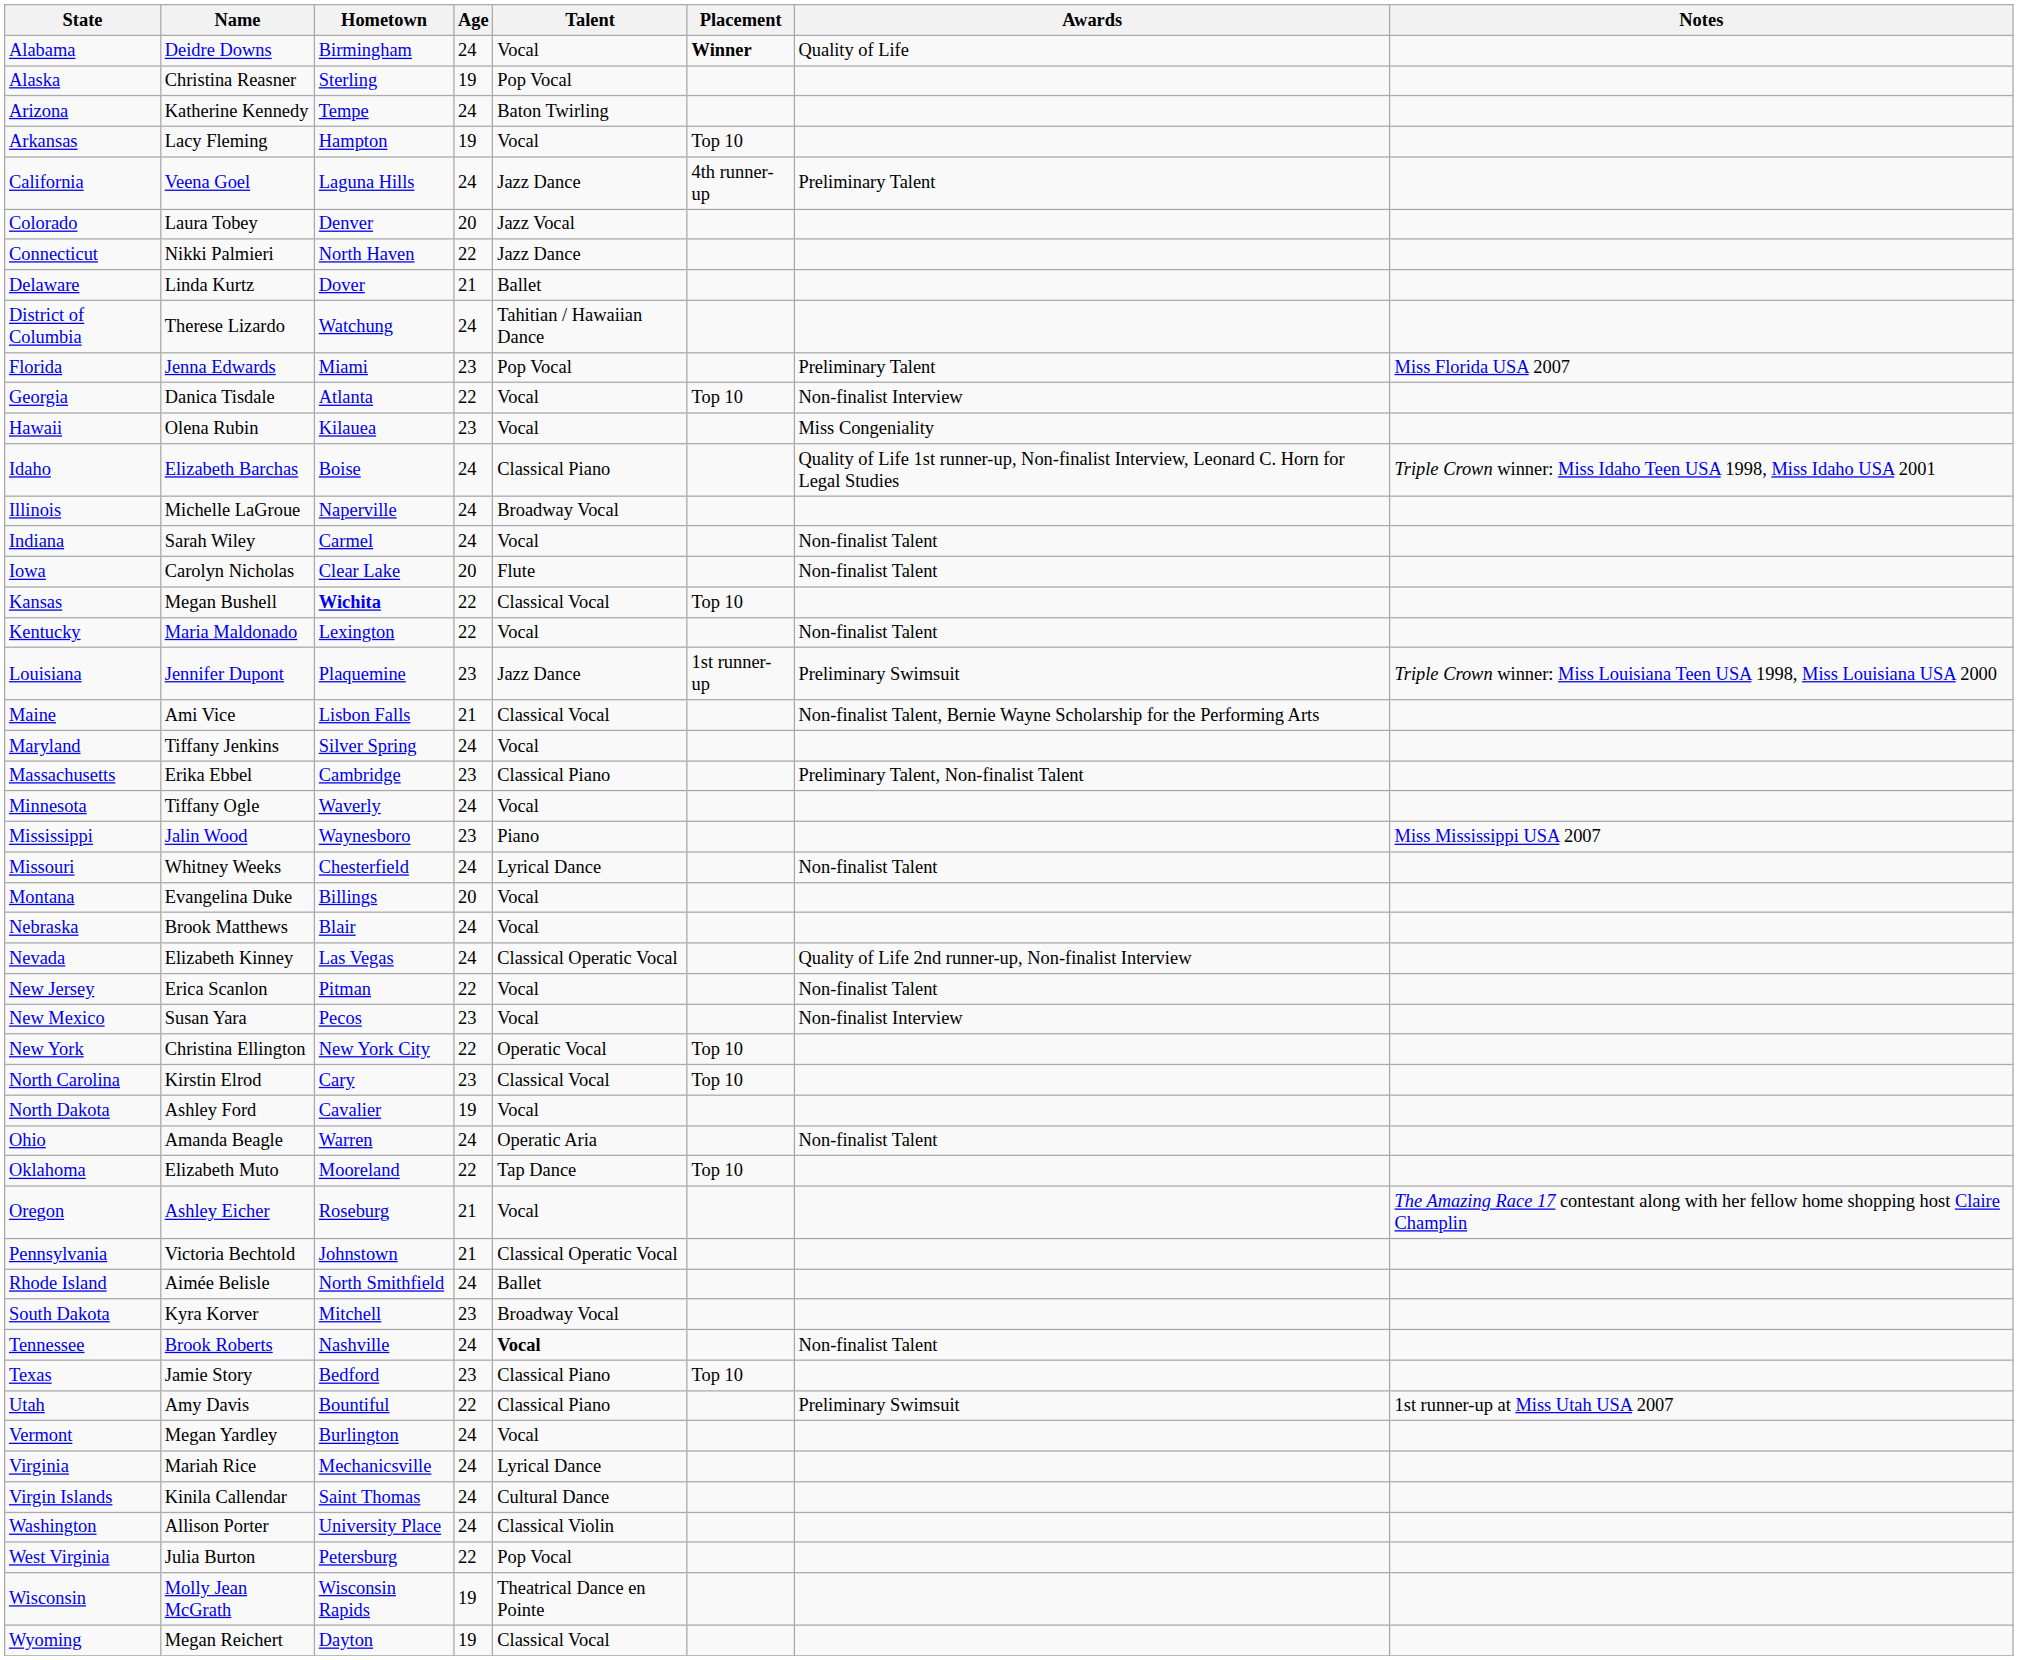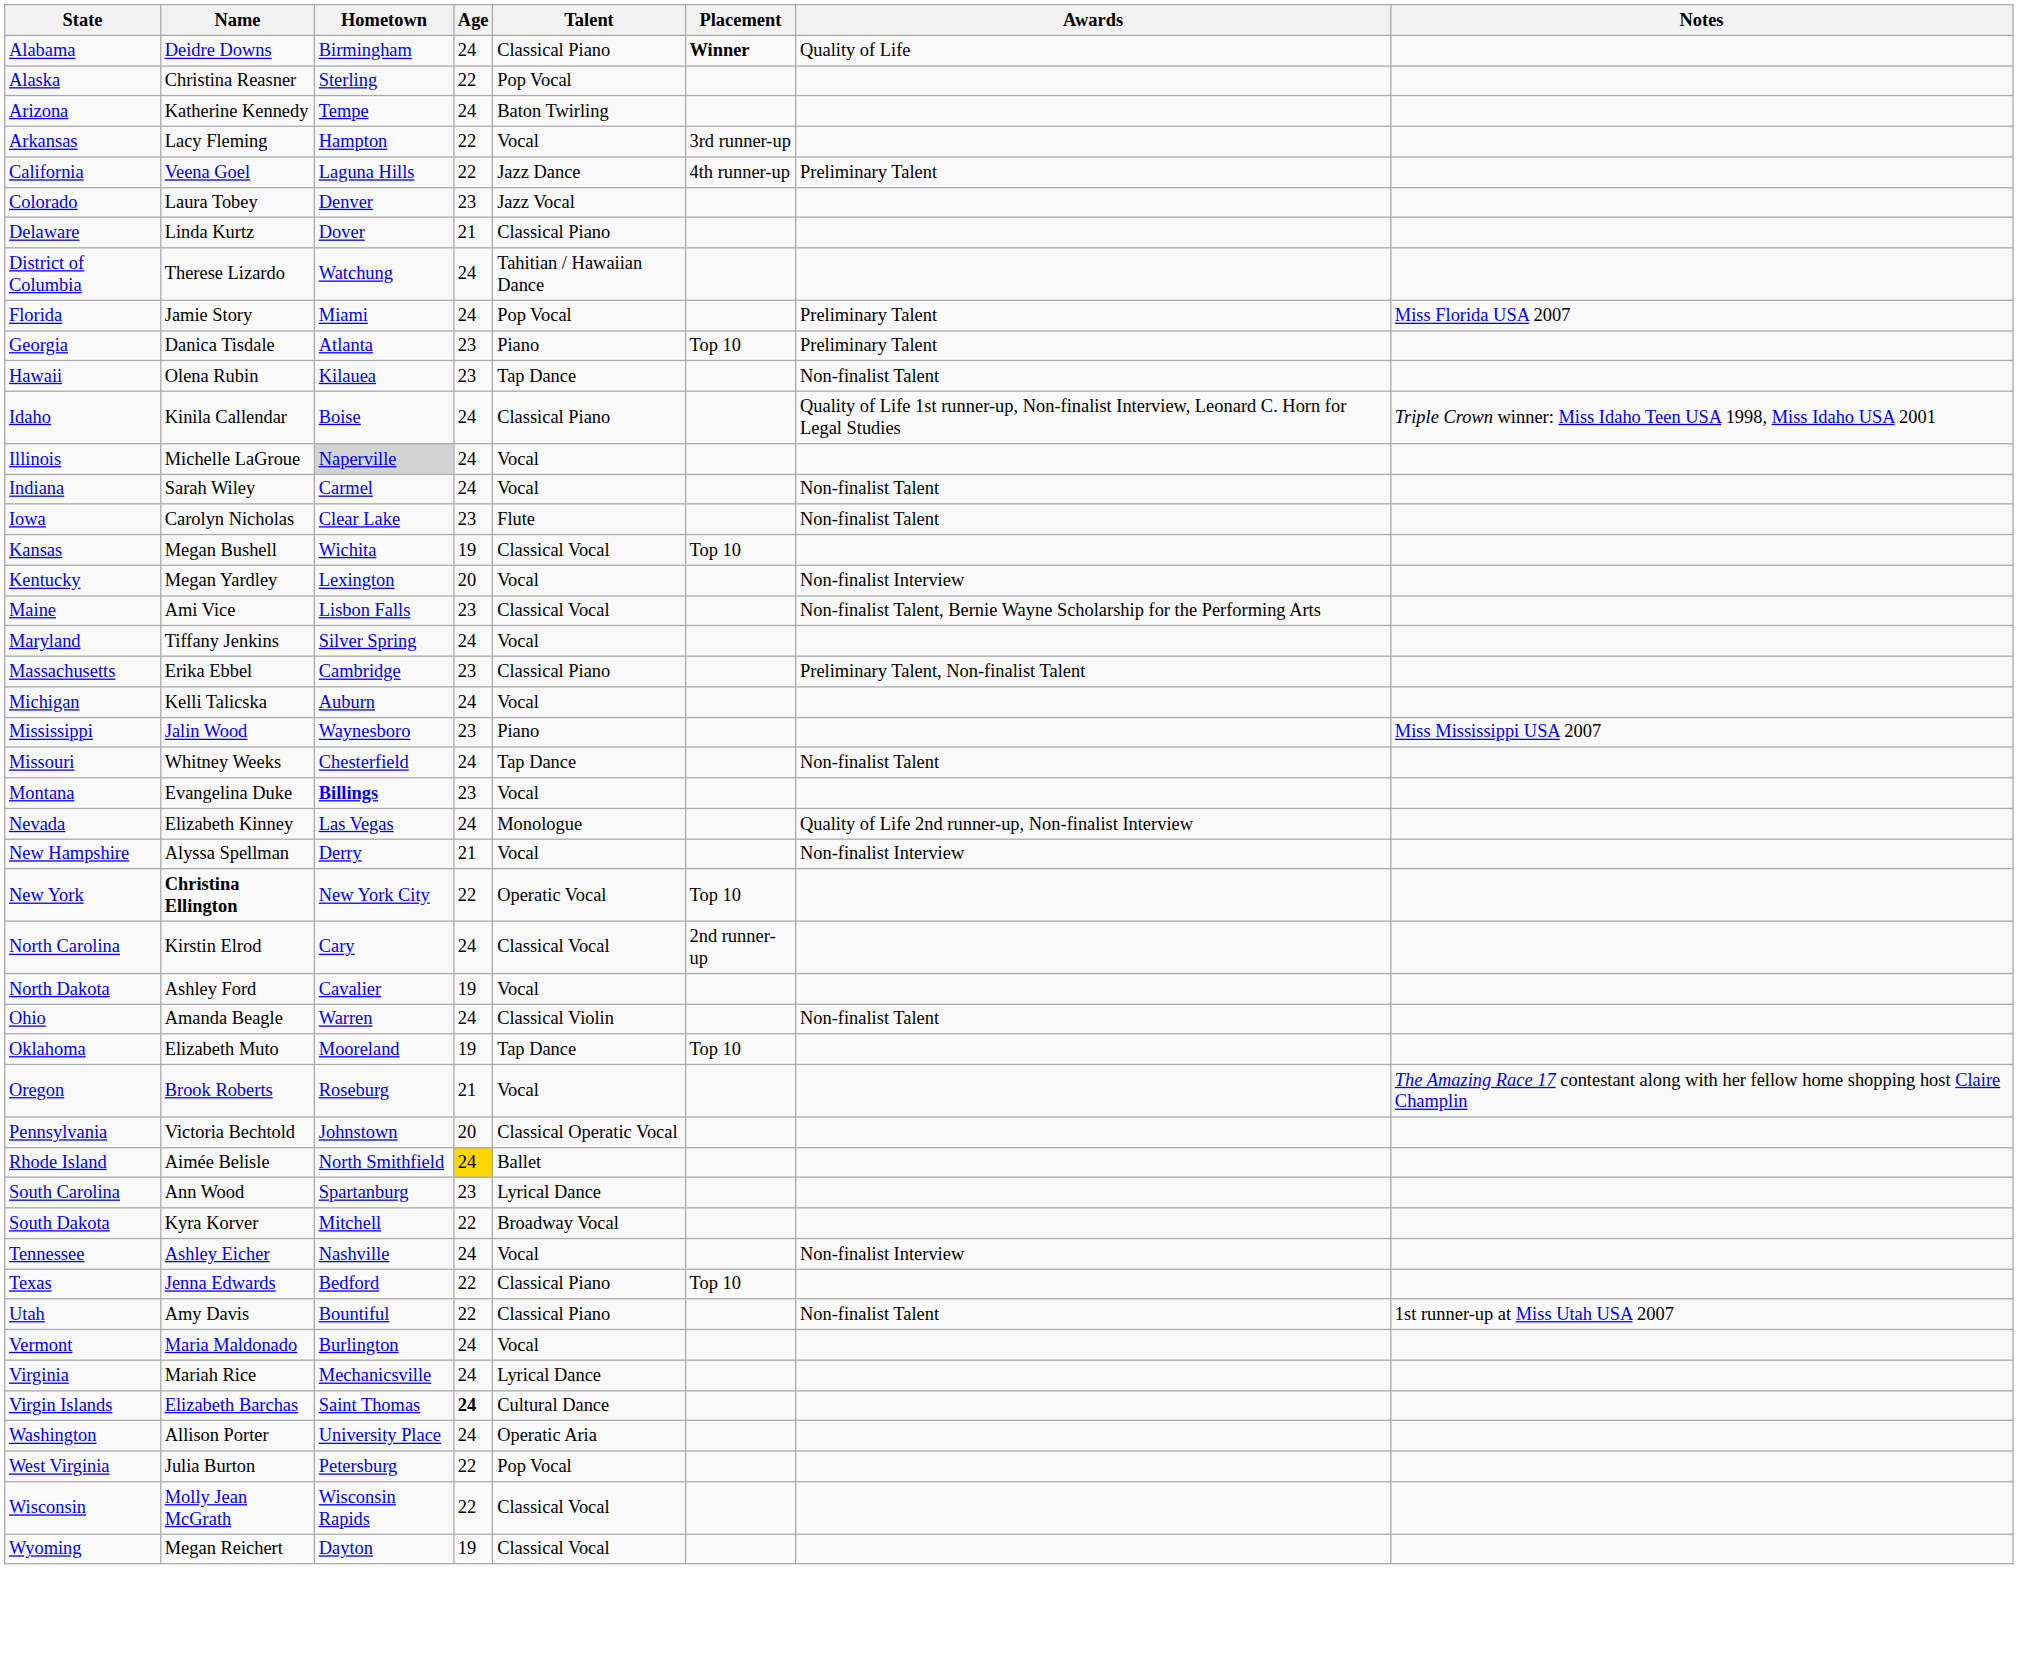(518, 50) Vocal -> (554, 50) Classical Piano
(467, 80) 19 -> (467, 80) 22
(467, 141) 19 -> (467, 141) 22
(717, 141) Top 10 -> (740, 141) 3rd runner-up
(467, 182) 24 -> (467, 172) 22
(467, 224) 20 -> (467, 202) 23
- row: (53, 254)
(519, 285) Ballet -> (554, 232) Classical Piano
(220, 367) Jenna Edwards -> (208, 315) Jamie Story
(467, 367) 23 -> (467, 315) 24
(467, 398) 22 -> (467, 345) 23
(518, 398) Vocal -> (518, 345) Piano
(881, 398) Non-finalist Interview -> (868, 345) Preliminary Talent
(518, 428) Vocal -> (537, 376) Tap Dance
(866, 428) Miss Congeniality -> (870, 376) Non-finalist Talent
(231, 469) Elizabeth Barchas -> (226, 417) Kinila Callendar
(358, 510) no background -> (358, 458) lightgrey background
(558, 510) Broadway Vocal -> (518, 458) Vocal
(467, 571) 20 -> (467, 519) 23
(350, 602) bold -> (348, 550) normal
(467, 602) 22 -> (467, 550) 19
(231, 632) Maria Maldonado -> (221, 580) Megan Yardley
(467, 632) 22 -> (467, 580) 20
(868, 632) Non-finalist Talent -> (882, 580) Non-finalist Interview
- row: (45, 673)
(467, 715) 21 -> (467, 610) 23
+ row: (44, 702)
- row: (48, 806)
(549, 867) Lyrical Dance -> (537, 762) Tap Dance
(348, 897) normal -> (348, 793) bold
(467, 897) 20 -> (467, 793) 23
- row: (44, 927)
(587, 958) Classical Operatic Vocal -> (540, 823) Monologue
+ row: (69, 854)
- row: (52, 988)
- row: (57, 1019)
(235, 1049) normal -> (202, 895) bold
(467, 1079) 23 -> (467, 947) 24
(717, 1079) Top 10 -> (733, 947) 2nd runner-up
(547, 1140) Operatic Aria -> (556, 1019) Classical Violin
(467, 1171) 22 -> (467, 1049) 19
(217, 1212) Ashley Eicher -> (219, 1090) Brook Roberts
(467, 1253) 21 -> (467, 1132) 20
(467, 1284) no background -> (467, 1162) gold background
+ row: (64, 1192)
(467, 1314) 23 -> (467, 1223) 22
(219, 1344) Brook Roberts -> (217, 1253) Ashley Eicher
(519, 1344) bold -> (518, 1253) normal
(868, 1344) Non-finalist Talent -> (882, 1253) Non-finalist Interview
(208, 1375) Jamie Story -> (220, 1284) Jenna Edwards
(467, 1375) 23 -> (467, 1284) 22
(879, 1405) Preliminary Swimsuit -> (870, 1314) Non-finalist Talent
(221, 1436) Megan Yardley -> (231, 1344) Maria Maldonado
(226, 1496) Kinila Callendar -> (231, 1405) Elizabeth Barchas
(467, 1496) normal -> (467, 1405) bold
(556, 1527) Classical Violin -> (547, 1436) Operatic Aria
(467, 1598) 19 -> (467, 1507) 22
(571, 1598) Theatrical Dance en Pointe -> (553, 1507) Classical Vocal
